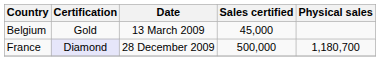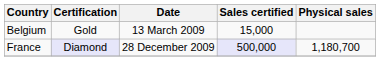(257, 30) 45,000 -> (257, 30) 15,000
(257, 47) no background -> (257, 47) lavender background
